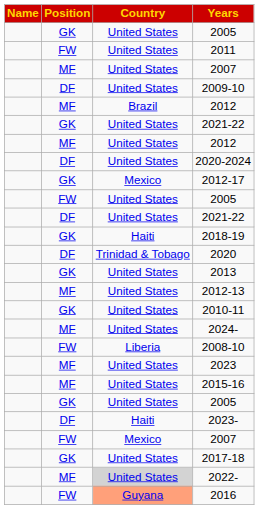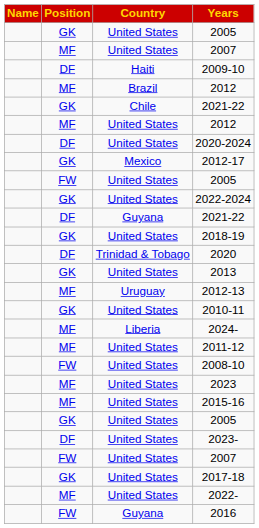- row: (67, 50)
(143, 87) United States -> (143, 69) Haiti
(143, 124) United States -> (143, 106) Chile
+ row: (67, 198)
(143, 217) United States -> (143, 217) Guyana
(143, 236) Haiti -> (143, 236) United States
(143, 291) United States -> (143, 291) Uruguay
(143, 328) United States -> (143, 328) Liberia
+ row: (67, 347)
(143, 347) Liberia -> (143, 365) United States
(143, 421) Haiti -> (143, 439) United States
(143, 439) Mexico -> (143, 458) United States
(143, 476) lightgrey background -> (143, 495) no background
(143, 495) lightsalmon background -> (143, 513) no background
